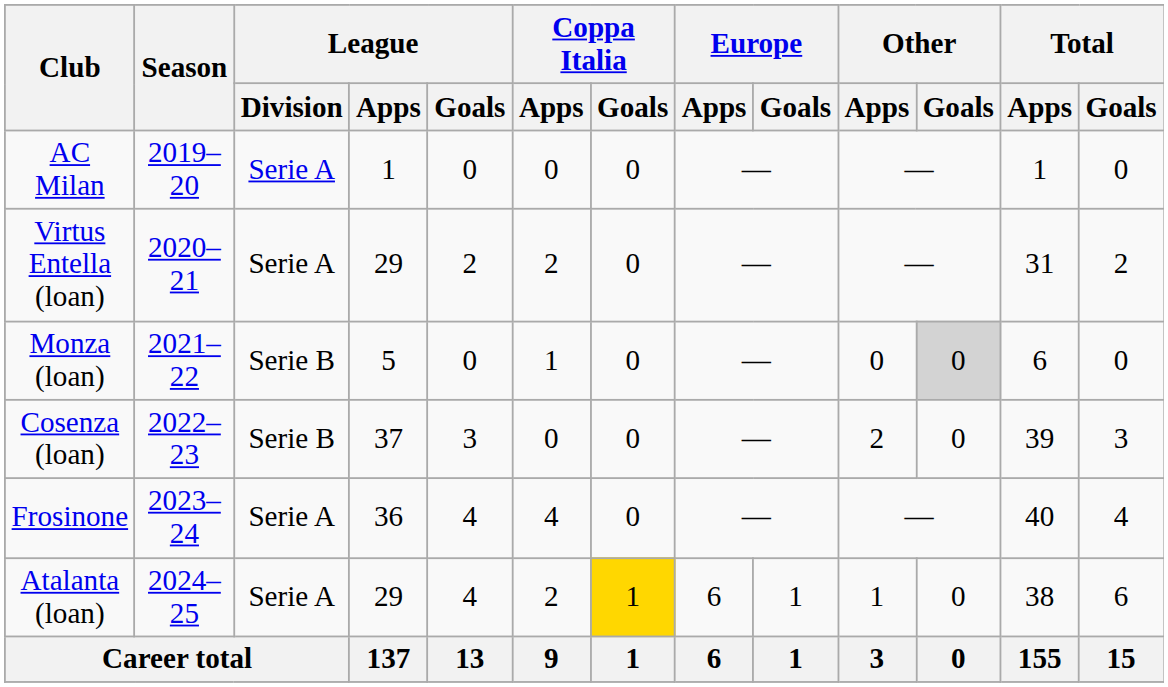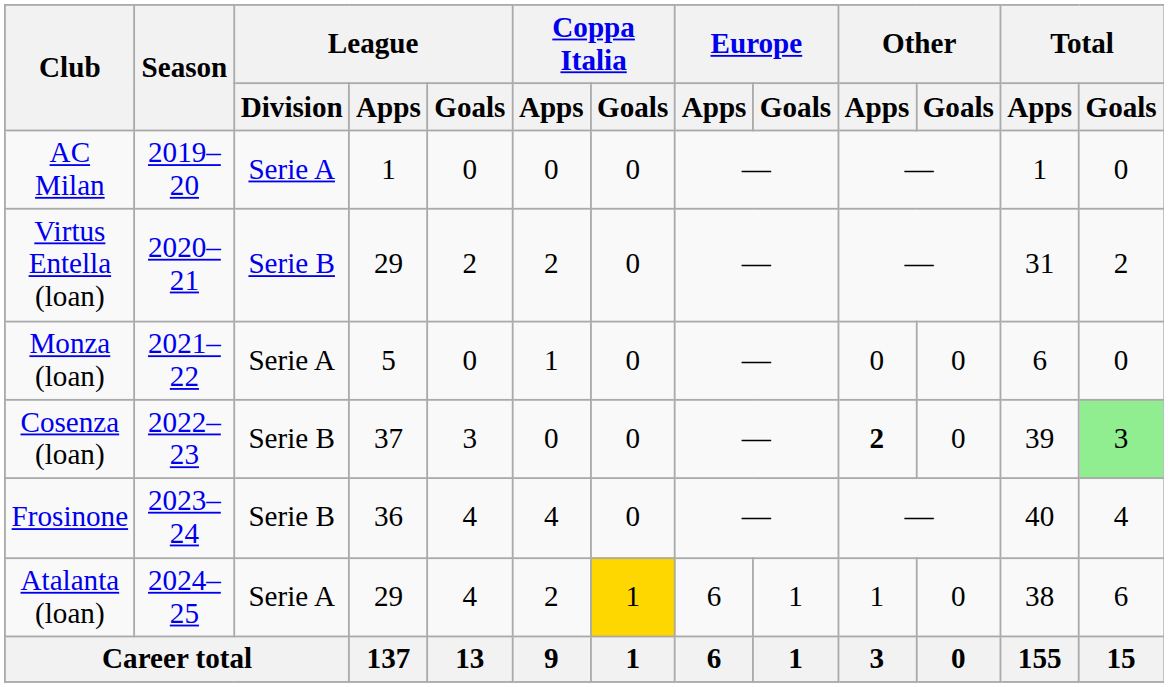(292, 264) Serie A -> (292, 264) Serie B
(292, 359) Serie B -> (292, 359) Serie A
(958, 359) lightgrey background -> (958, 359) no background
(877, 438) normal -> (877, 438) bold
(1121, 438) no background -> (1121, 438) lightgreen background
(292, 517) Serie A -> (292, 517) Serie B
